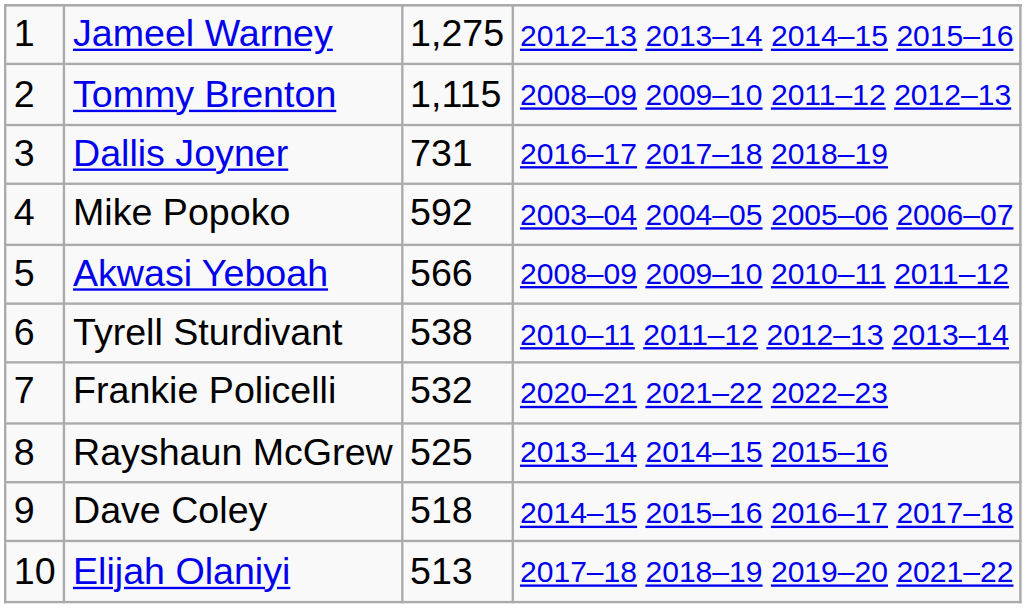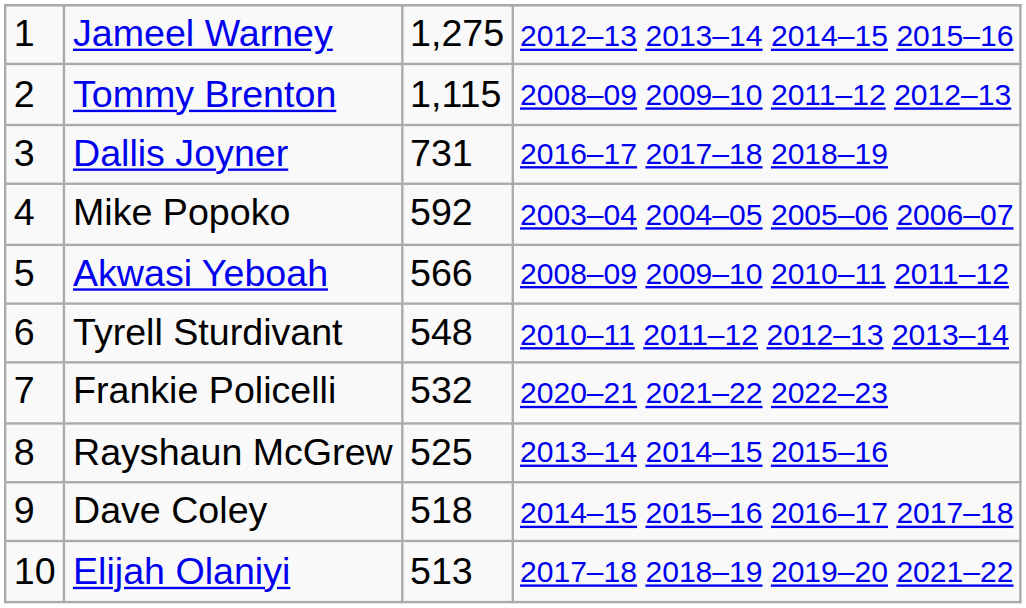(441, 332) 538 -> (441, 332) 548
